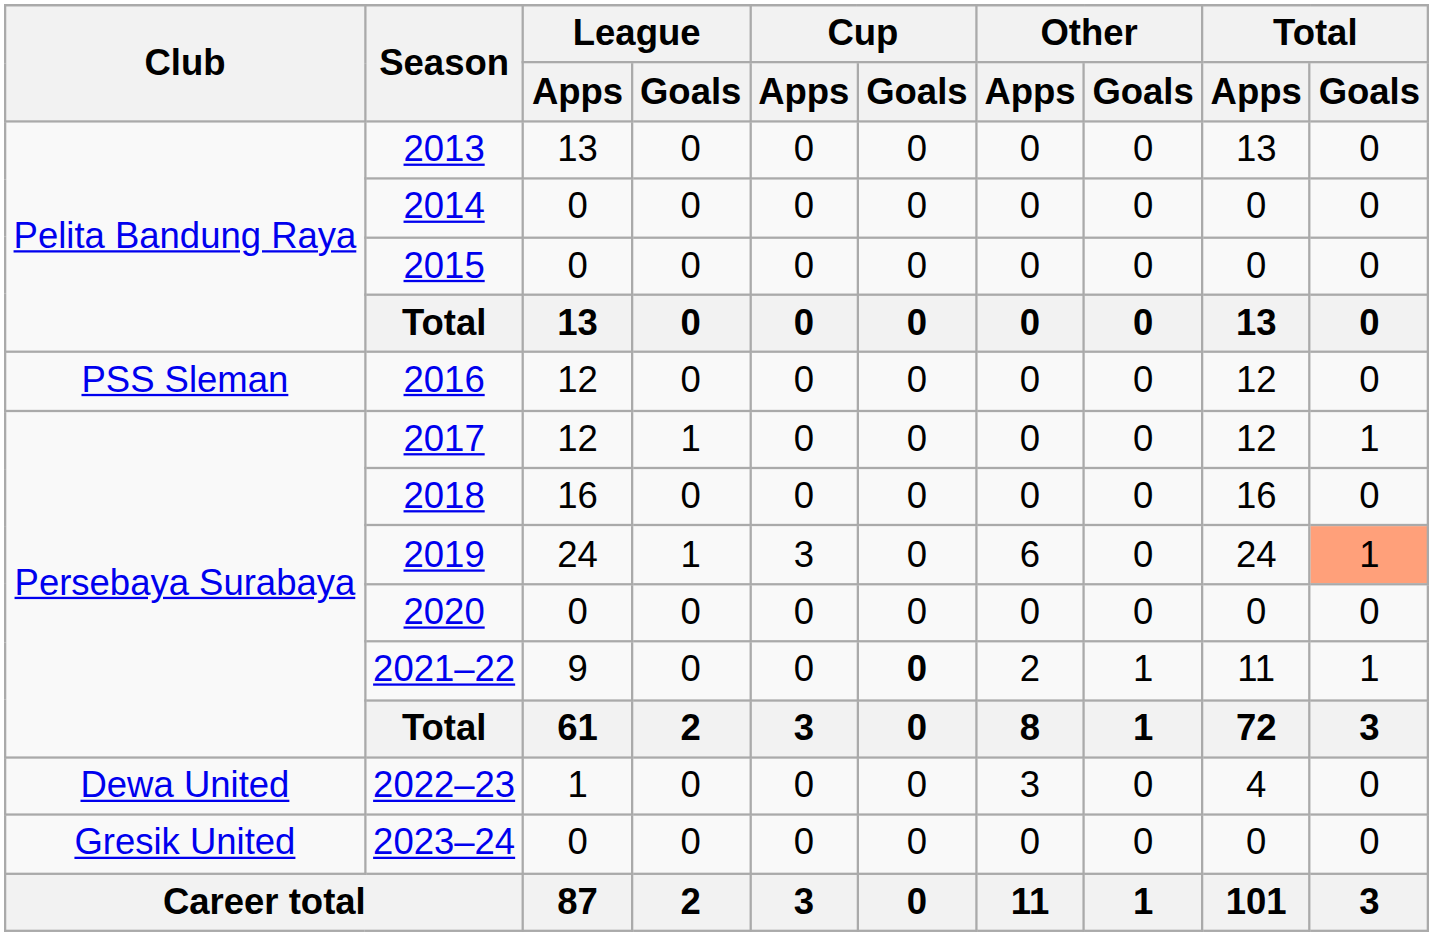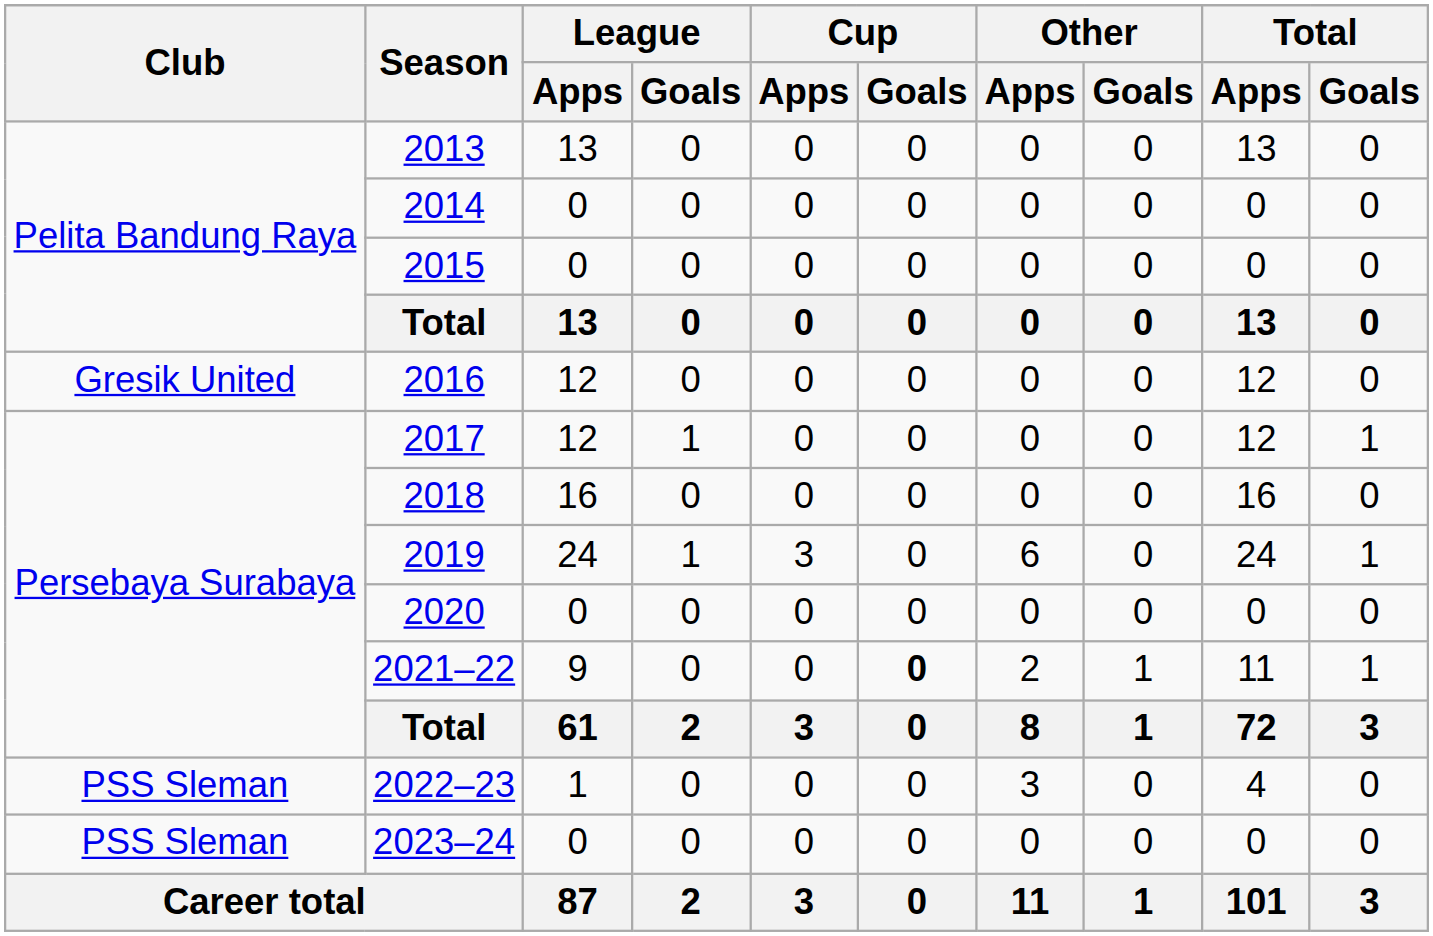(185, 380) PSS Sleman -> (185, 380) Gresik United
(1369, 554) lightsalmon background -> (1369, 554) no background
(185, 785) Dewa United -> (185, 785) PSS Sleman
(185, 843) Gresik United -> (185, 843) PSS Sleman
